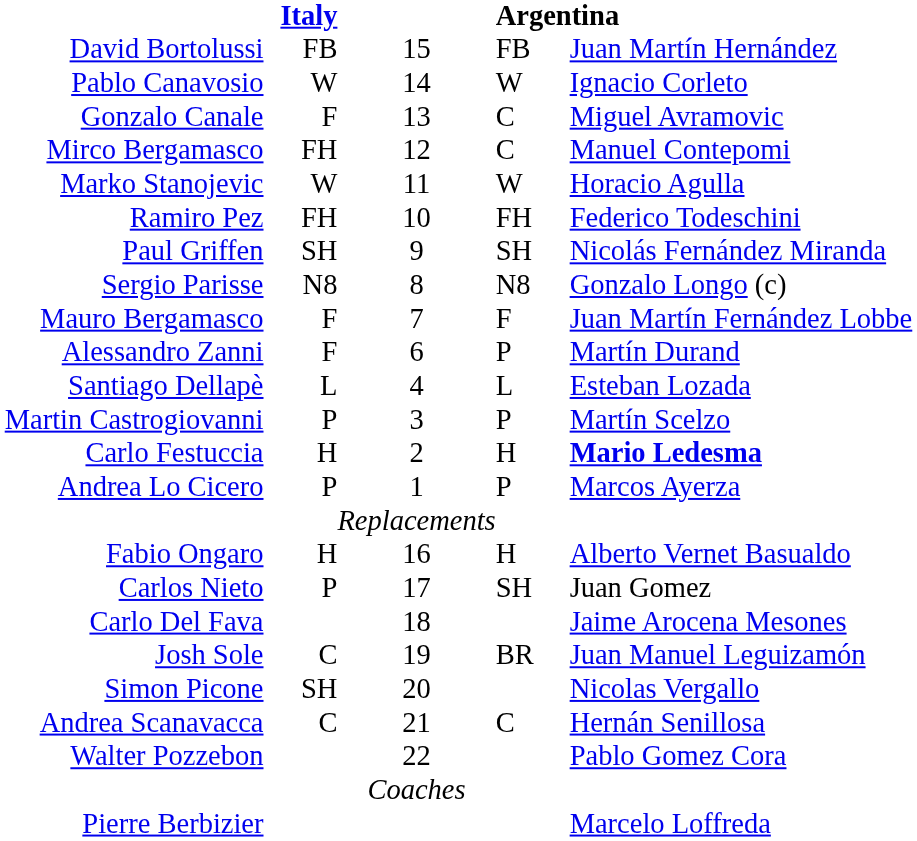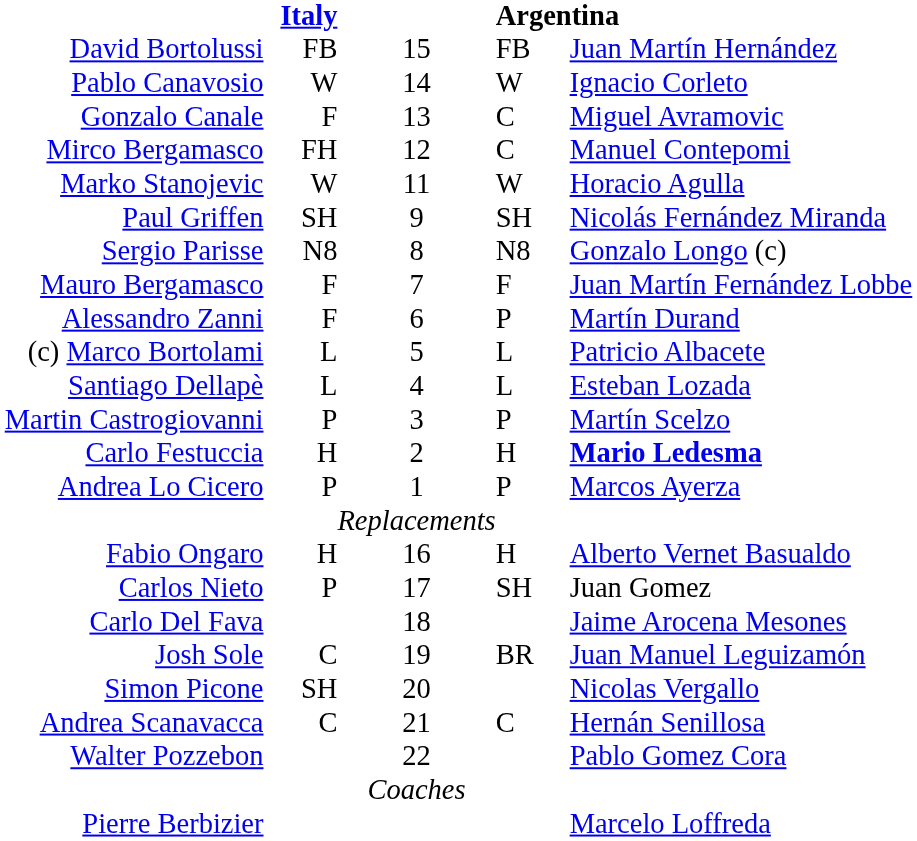- row: (197, 217)
+ row: (146, 351)
